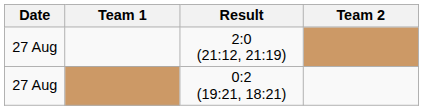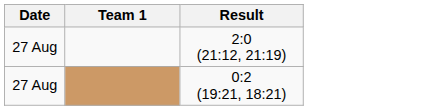- column: (361, 15)
